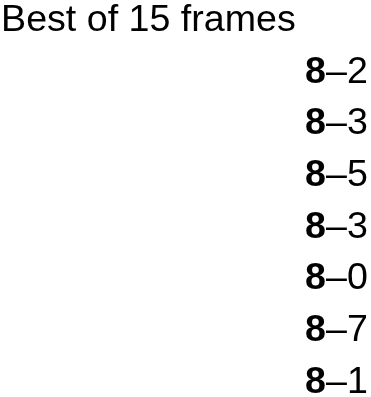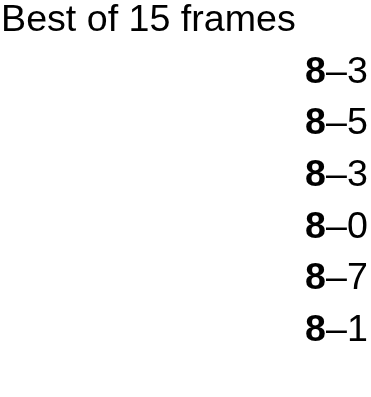- row: (148, 71)
